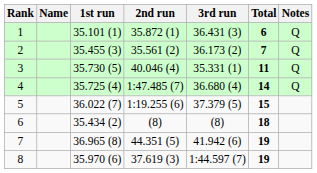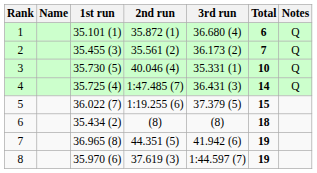(217, 31) 36.431 (3) -> (217, 31) 36.680 (4)
(264, 68) 11 -> (264, 68) 10
(217, 86) 36.680 (4) -> (217, 86) 36.431 (3)
